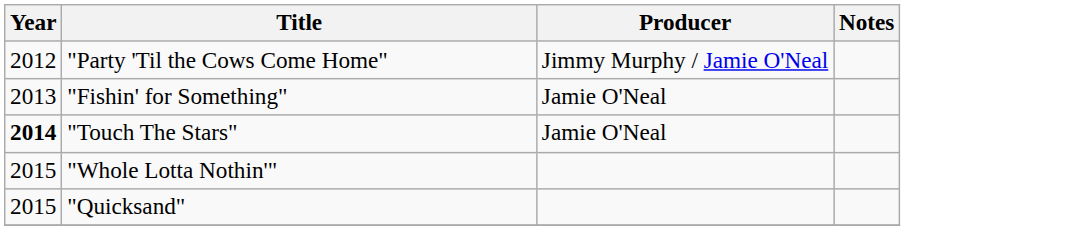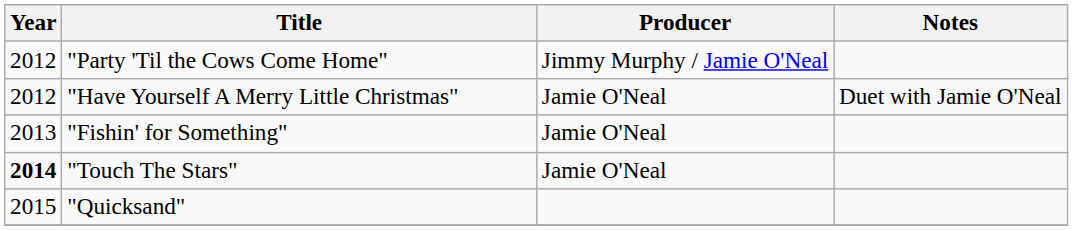+ row: (263, 96)
- row: (172, 170)
